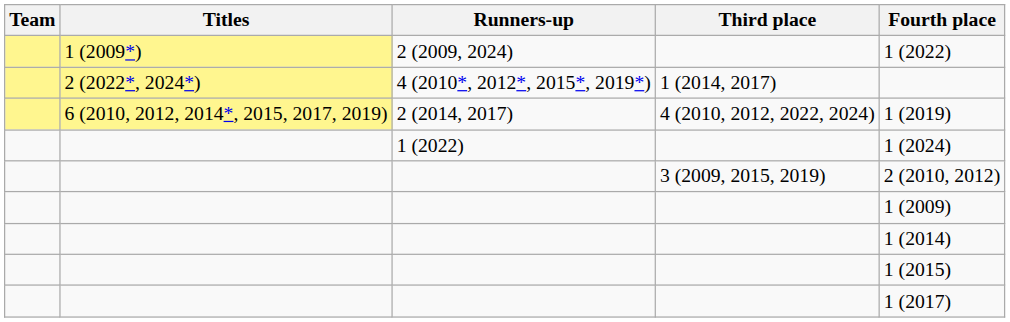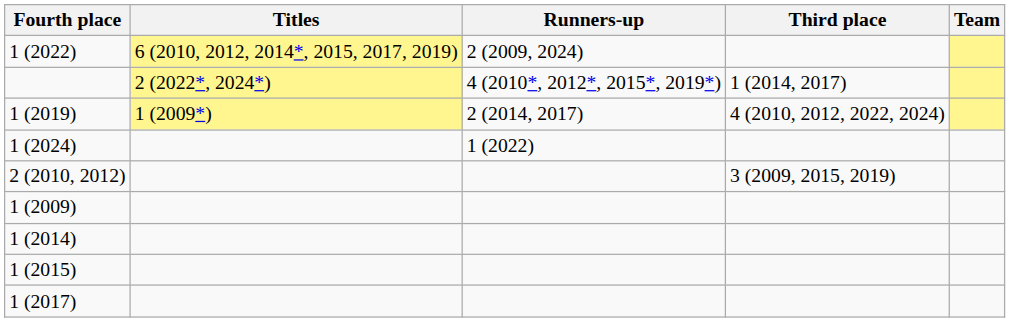columns swapped: (32, 20) <-> (942, 20)
(103, 51) 1 (2009*) -> (296, 51) 6 (2010, 2012, 2014*, 2015, 2017, 2019)
(226, 113) 6 (2010, 2012, 2014*, 2015, 2017, 2019) -> (173, 113) 1 (2009*)
